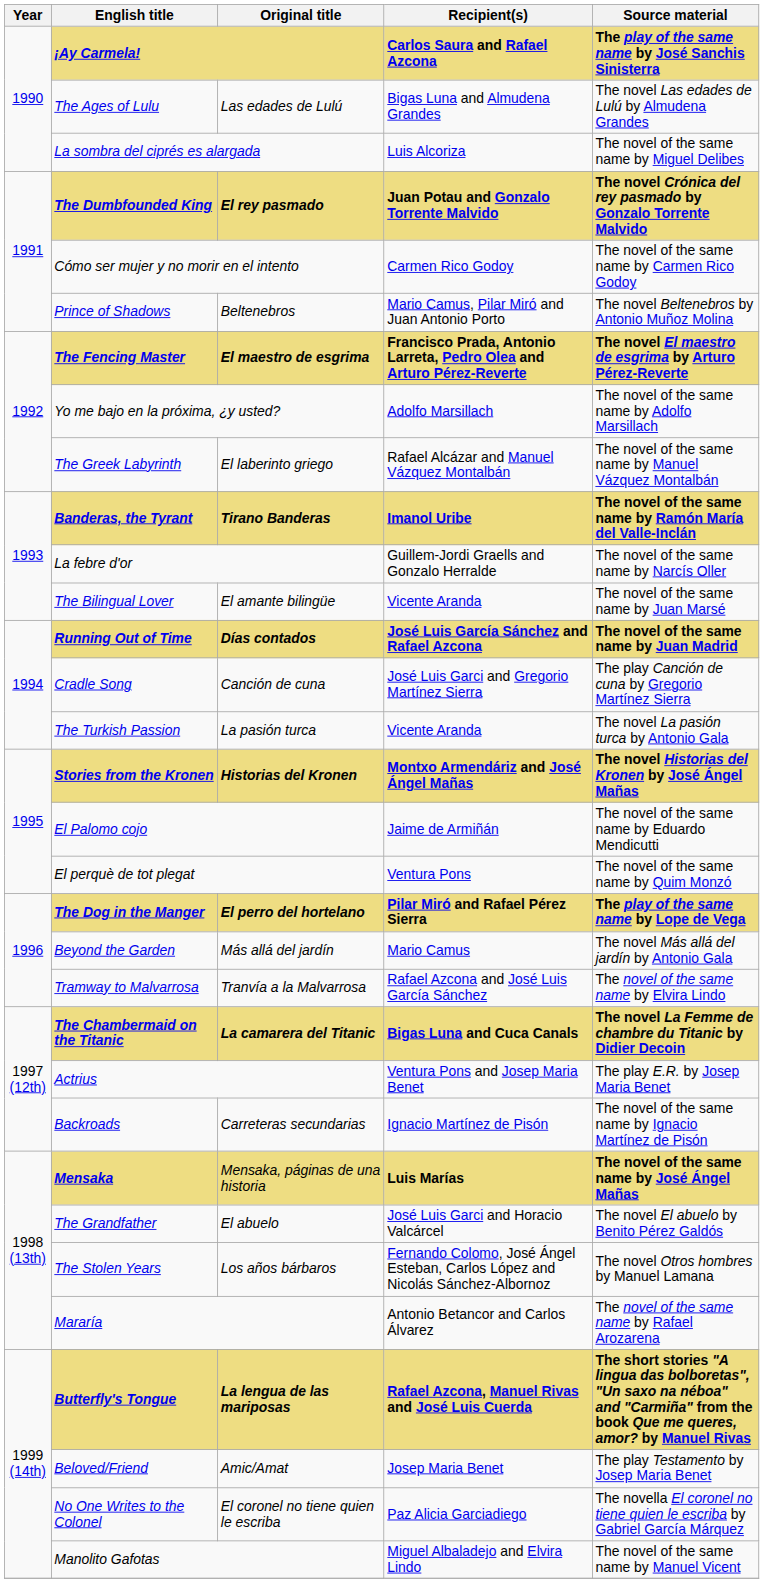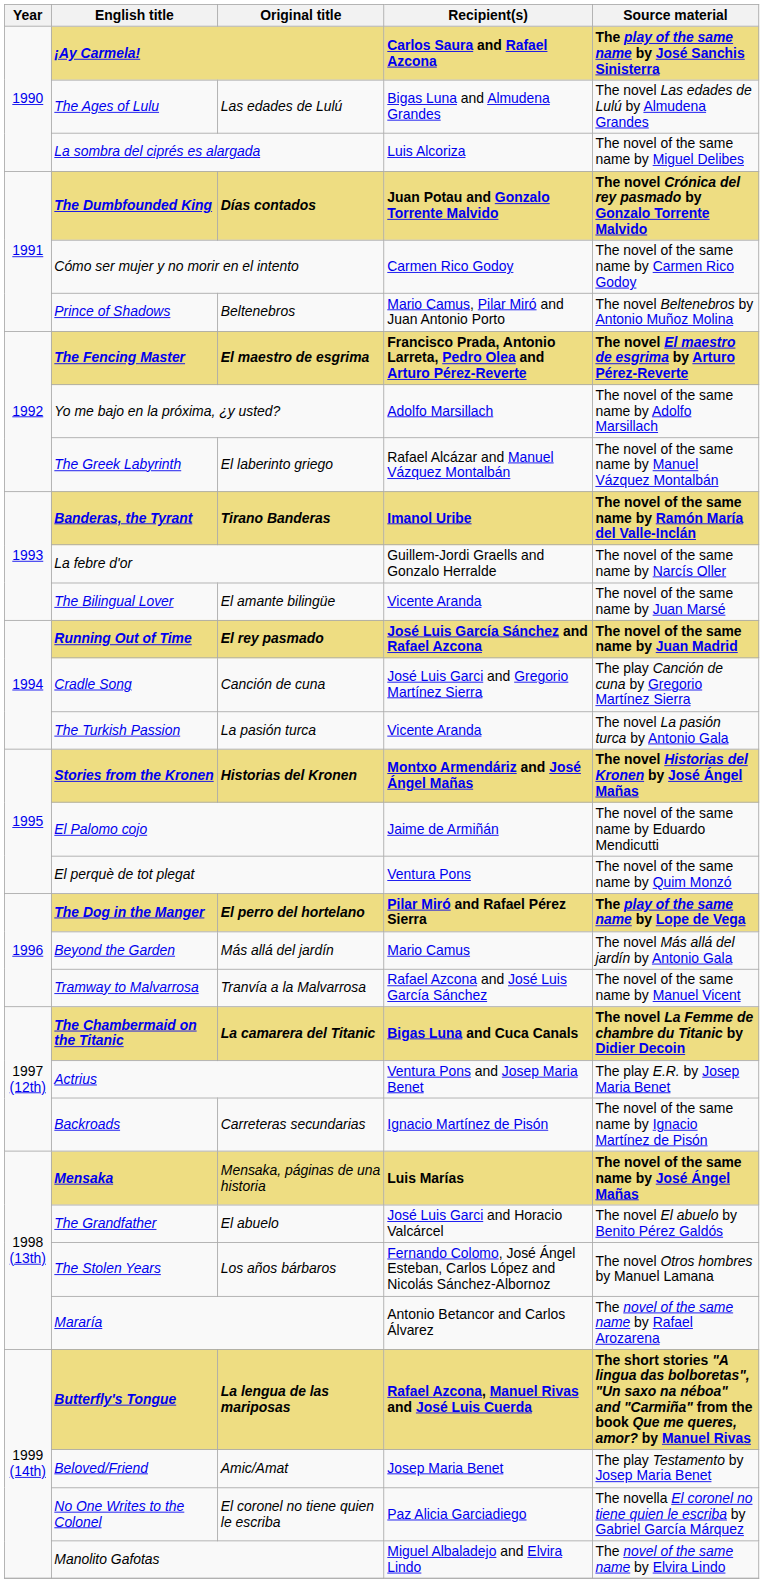(272, 205) El rey pasmado -> (268, 205) Días contados
(268, 639) Días contados -> (272, 639) El rey pasmado
(664, 988) The novel of the same name by Elvira Lindo -> (668, 988) The novel of the same name by Manuel Vicent
(668, 1559) The novel of the same name by Manuel Vicent -> (664, 1559) The novel of the same name by Elvira Lindo
